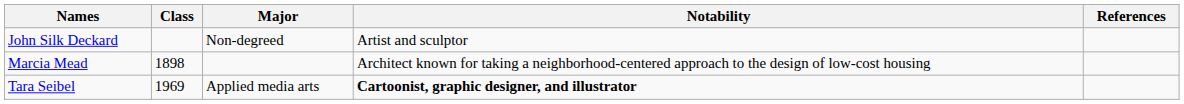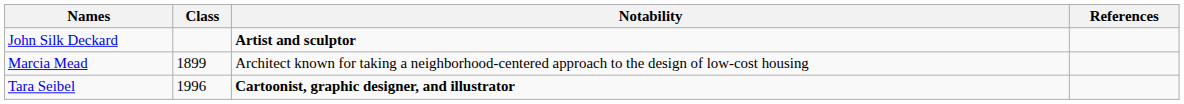- column: (278, 16)
(412, 39) normal -> (296, 39) bold
(170, 63) 1898 -> (191, 63) 1899
(170, 87) 1969 -> (191, 87) 1996
